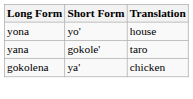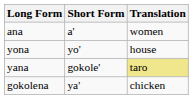+ row: (15, 31)
(139, 49) no background -> (139, 67) khaki background
